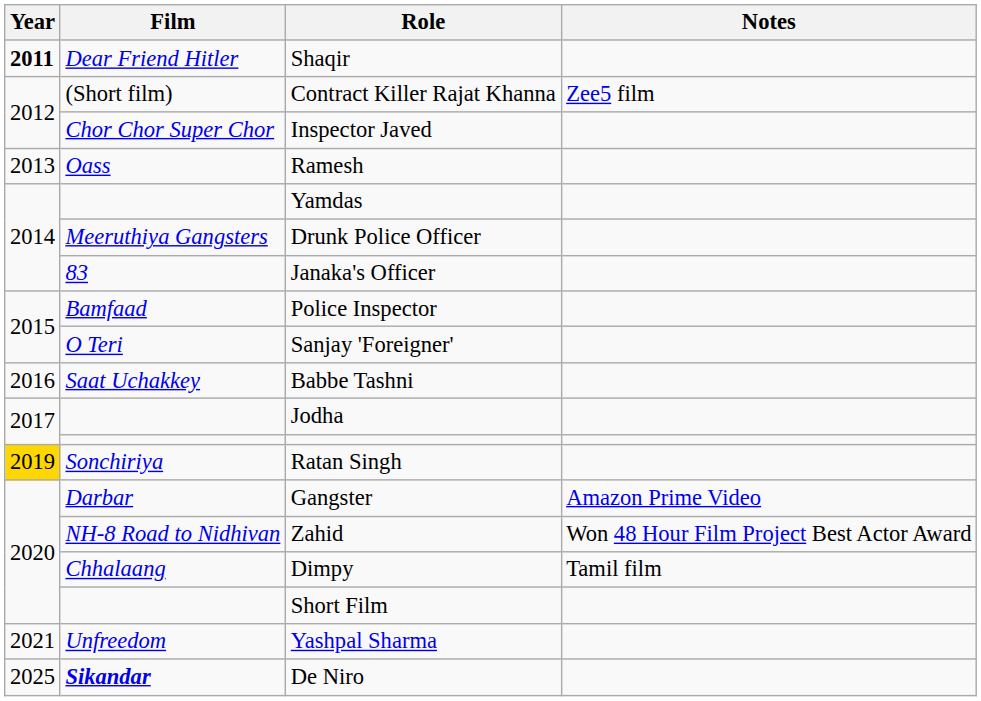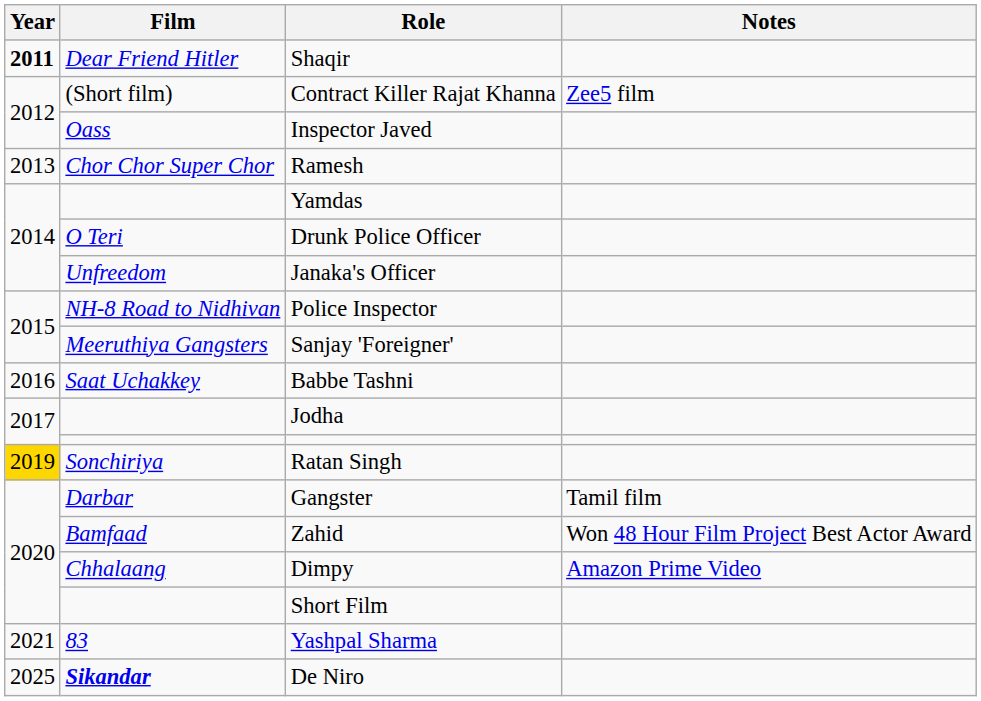(170, 129) Chor Chor Super Chor -> (88, 129) Oass
(88, 165) Oass -> (170, 165) Chor Chor Super Chor
(167, 237) Meeruthiya Gangsters -> (94, 237) O Teri
(77, 272) 83 -> (116, 272) Unfreedom
(106, 308) Bamfaad -> (173, 308) NH-8 Road to Nidhivan
(94, 344) O Teri -> (167, 344) Meeruthiya Gangsters
(664, 497) Amazon Prime Video -> (614, 497) Tamil film
(173, 533) NH-8 Road to Nidhivan -> (106, 533) Bamfaad
(614, 569) Tamil film -> (664, 569) Amazon Prime Video
(116, 641) Unfreedom -> (77, 641) 83
